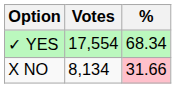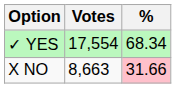(89, 70) 8,134 -> (89, 70) 8,663
